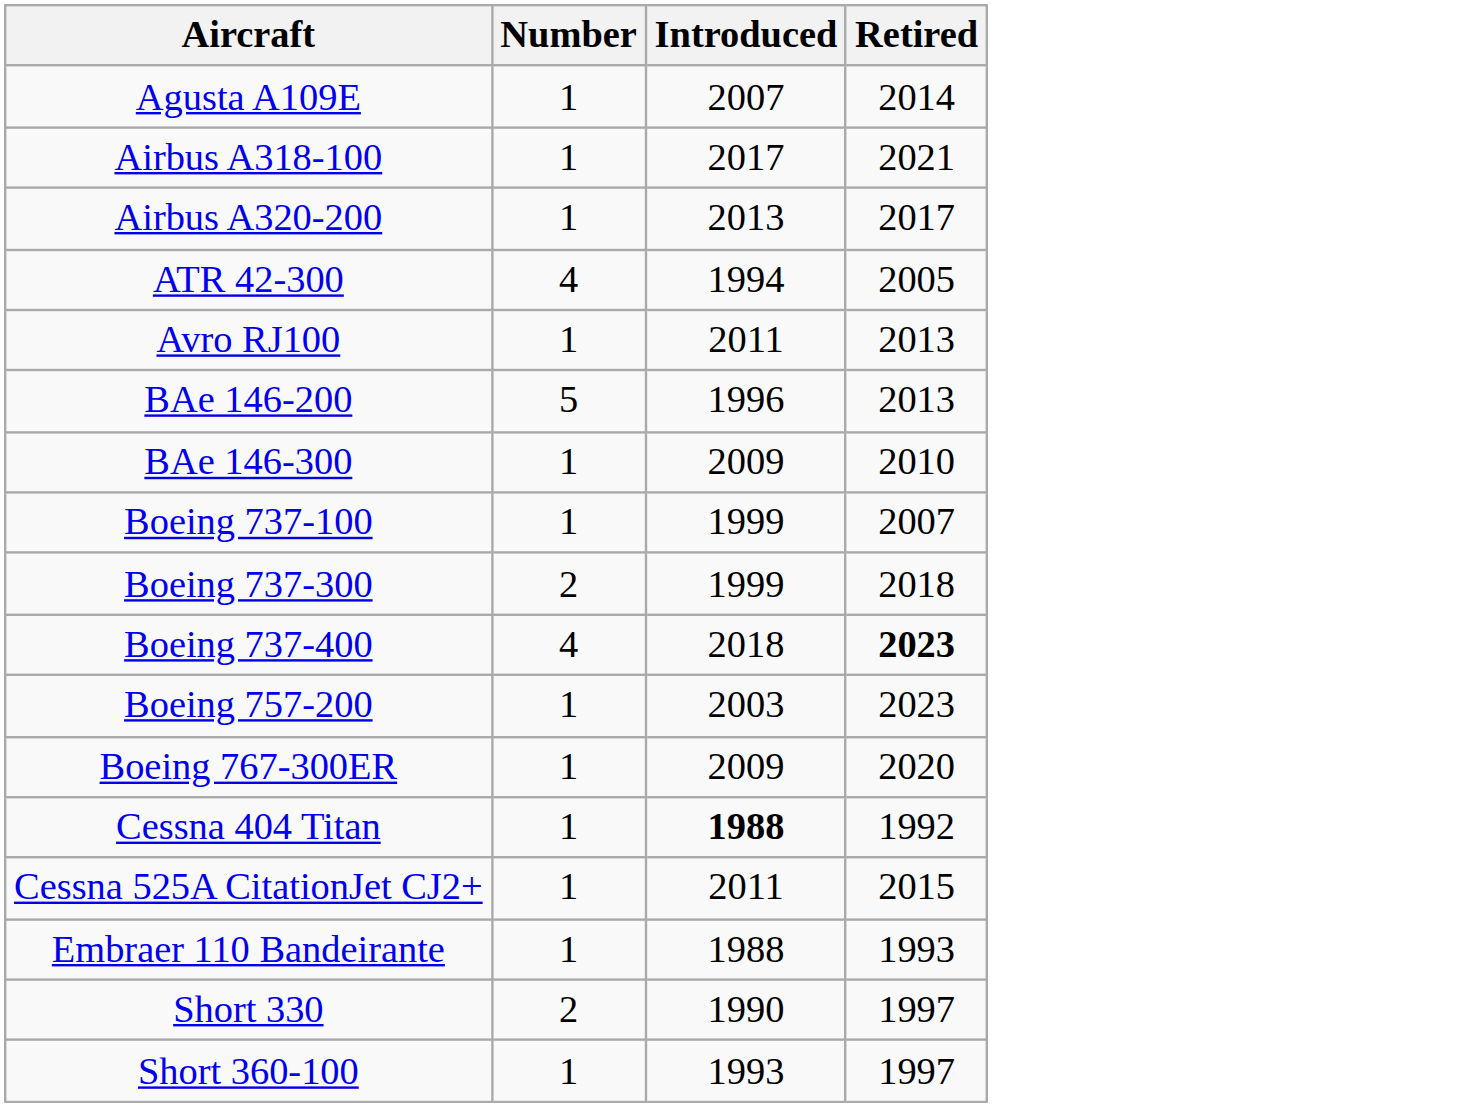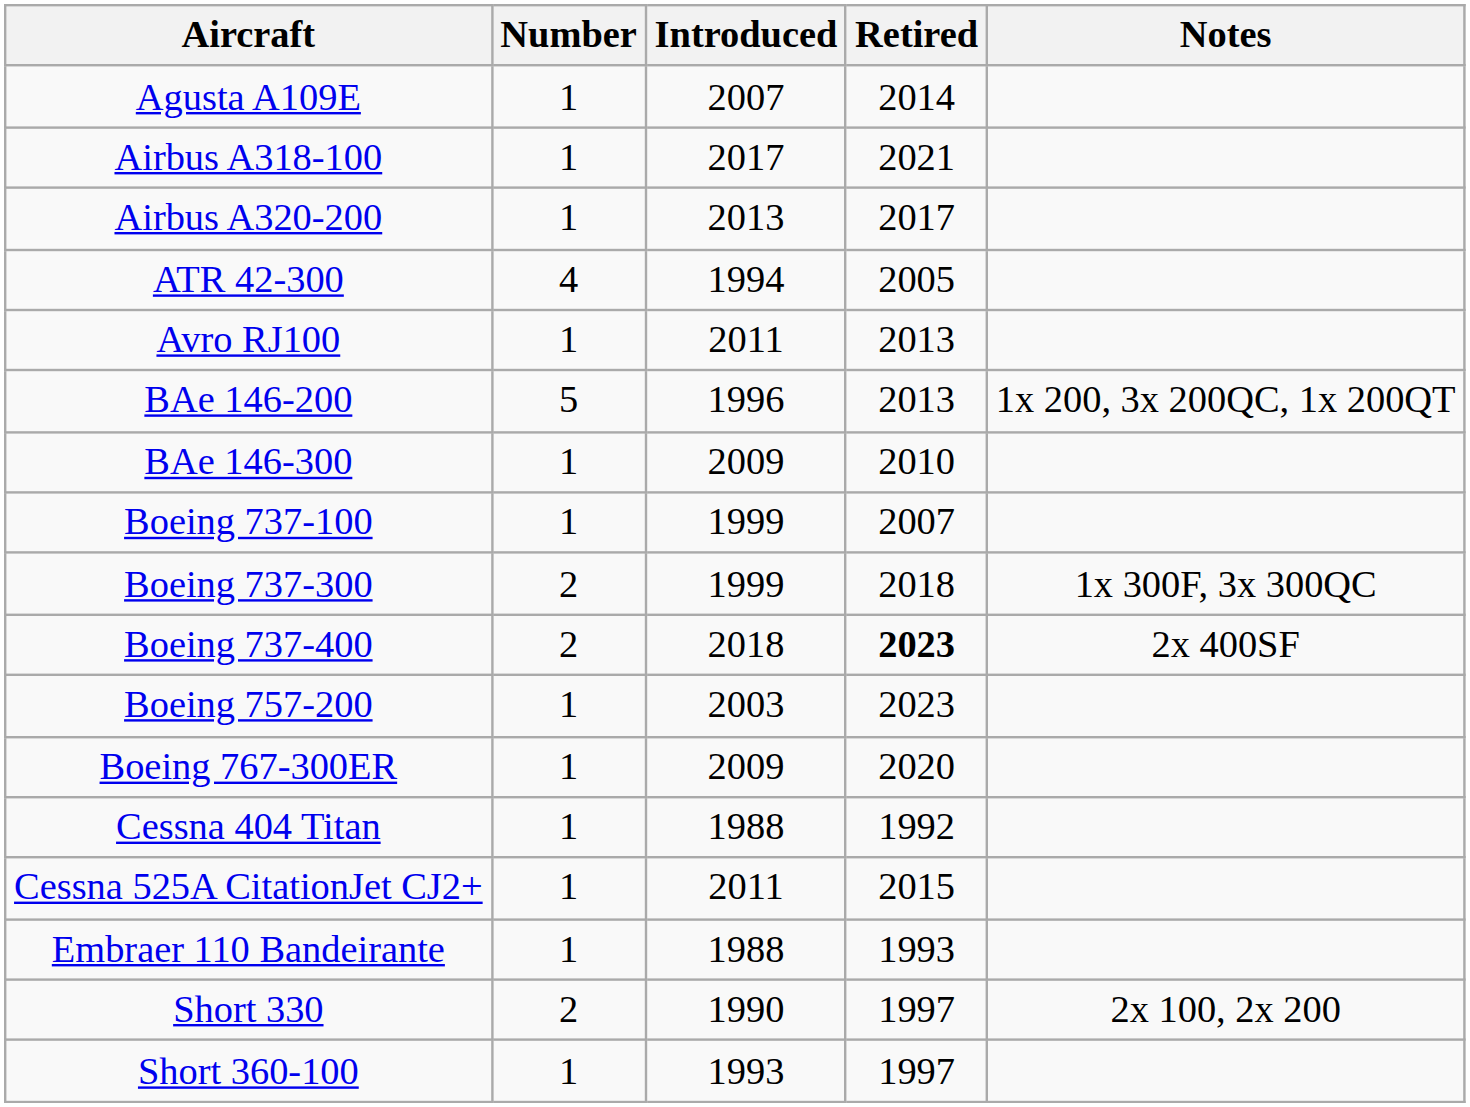+ column: (1226, 34)
(569, 643) 4 -> (569, 643) 2
(746, 826) bold -> (746, 826) normal
